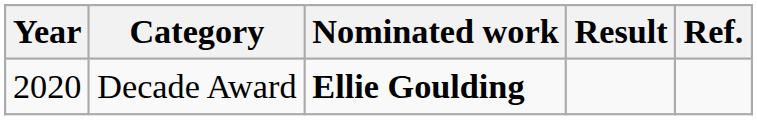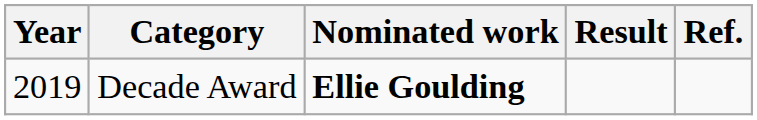(47, 85) 2020 -> (47, 85) 2019
